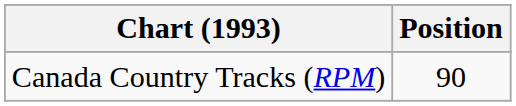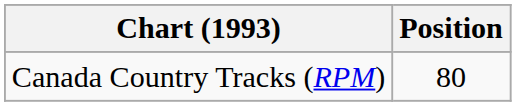(451, 76) 90 -> (451, 76) 80
